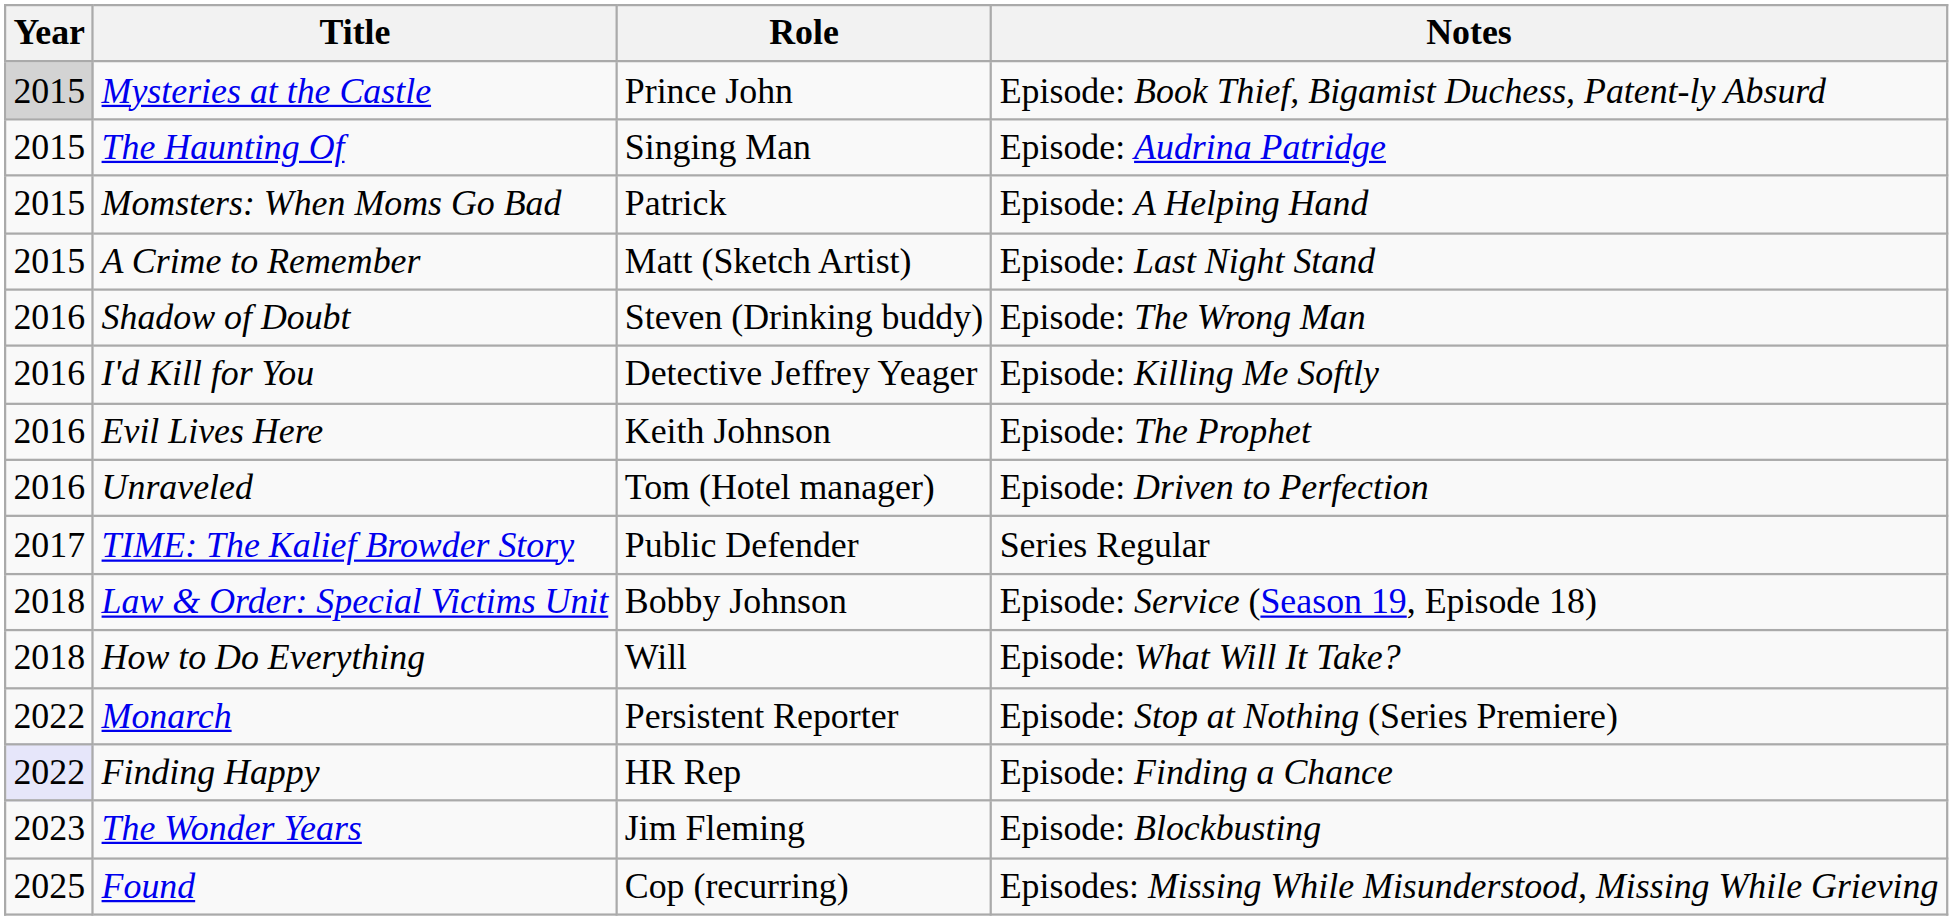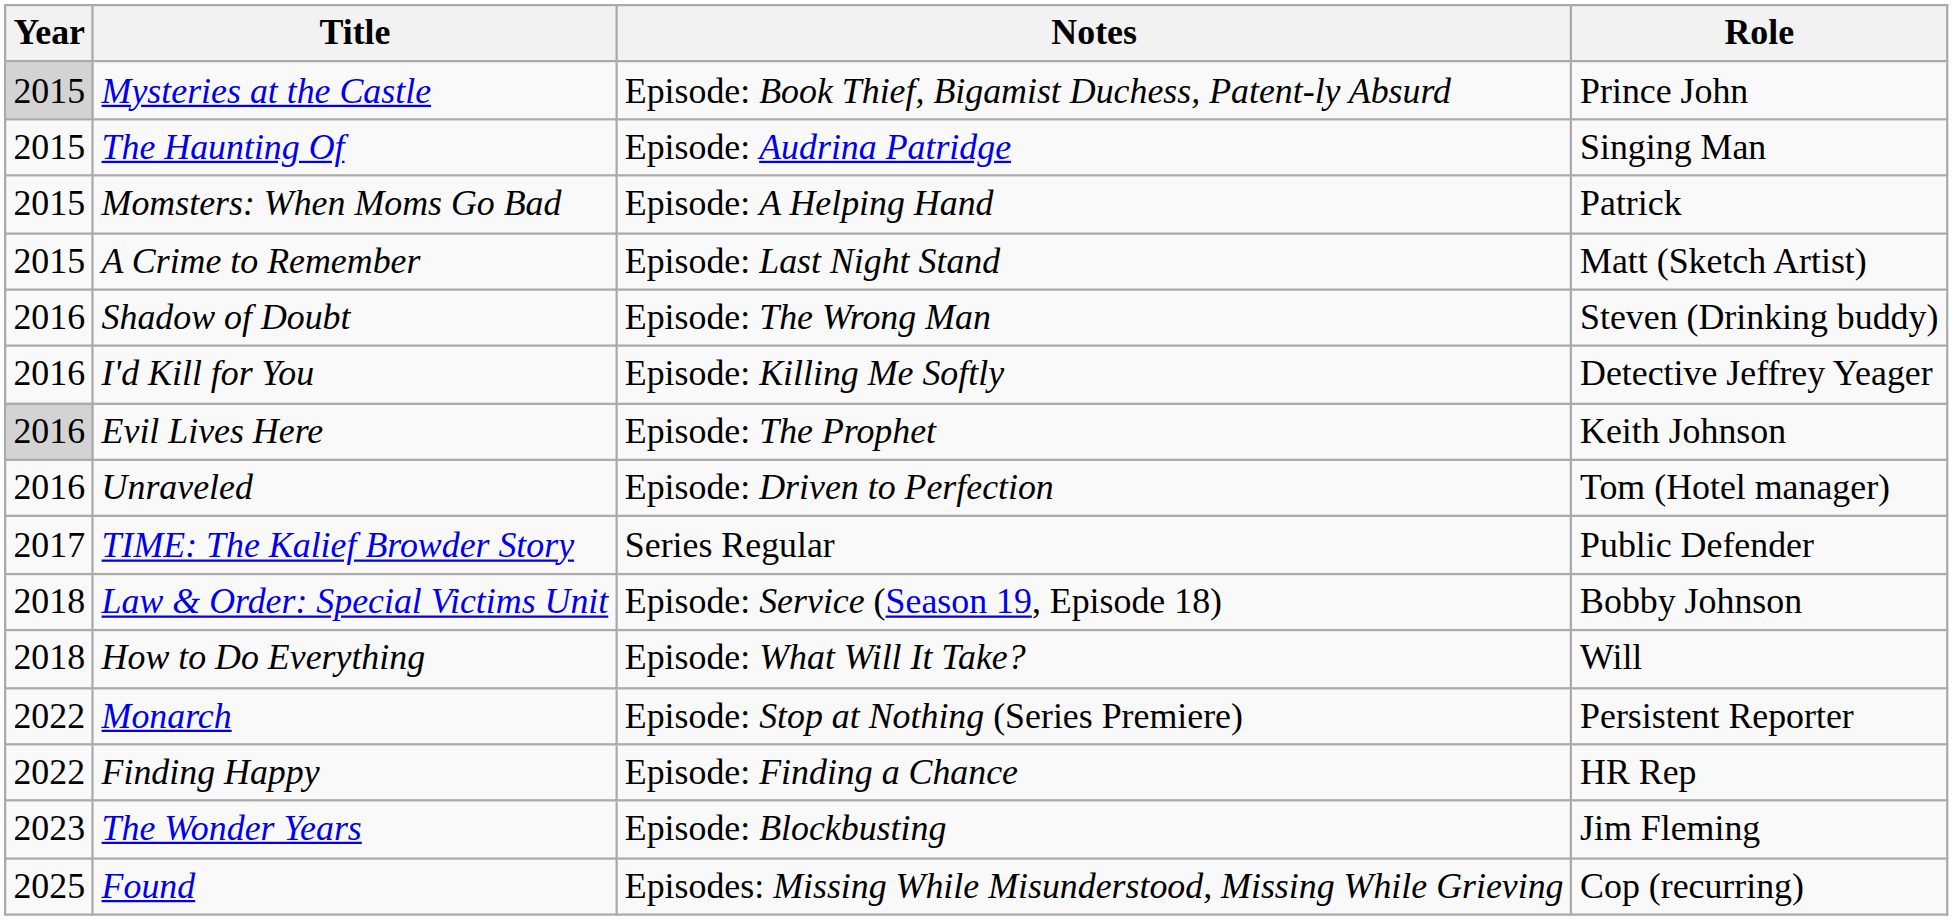columns swapped: (804, 32) <-> (1469, 32)
(49, 430) no background -> (49, 430) lightgrey background
(49, 771) lavender background -> (49, 771) no background
